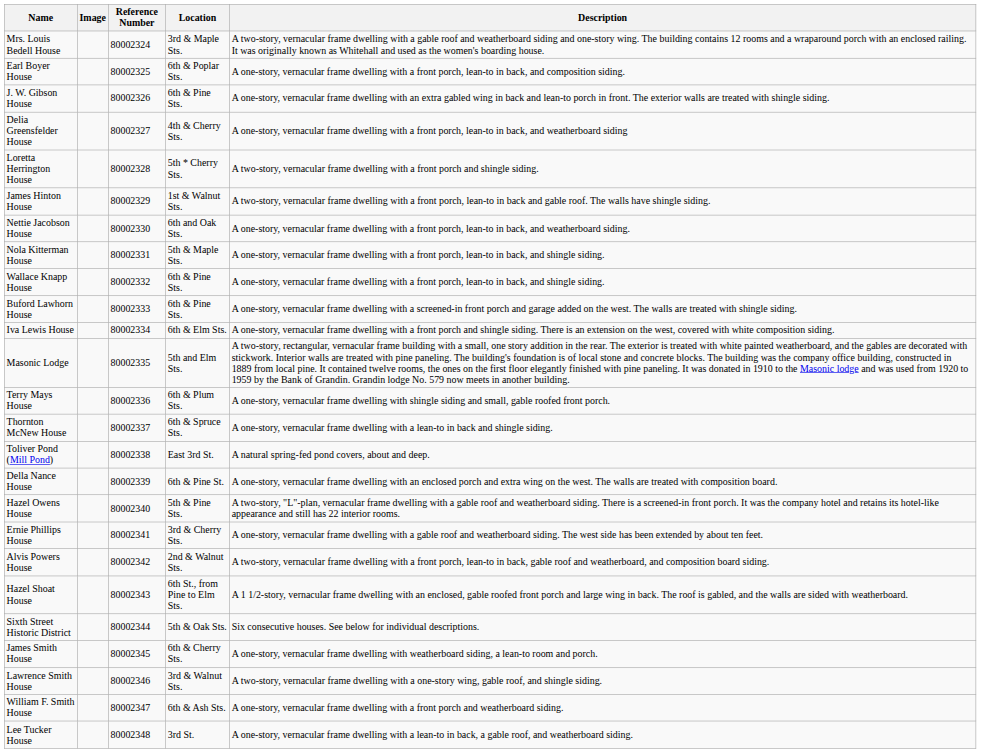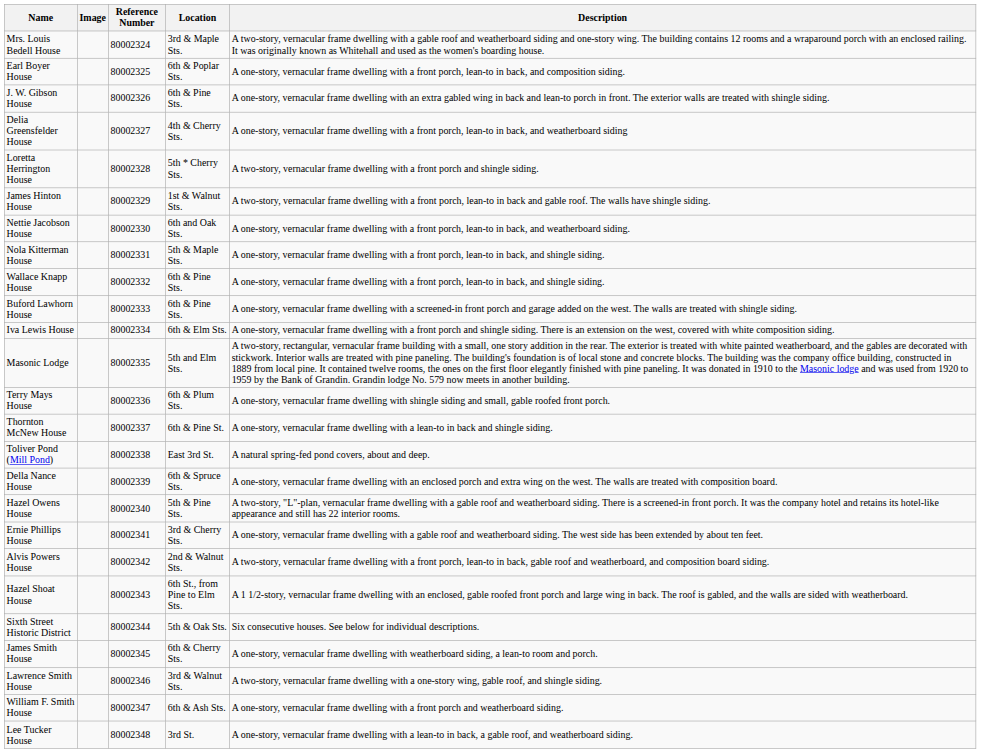(194, 427) 6th & Spruce Sts. -> (196, 427) 6th & Pine St.
(196, 481) 6th & Pine St. -> (194, 481) 6th & Spruce Sts.
